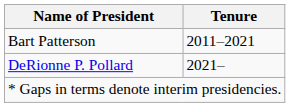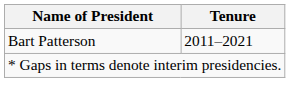- row: (71, 65)
